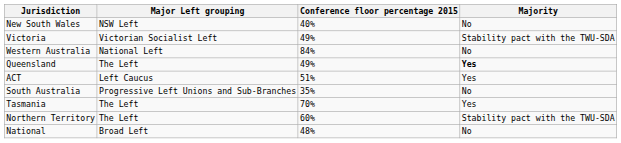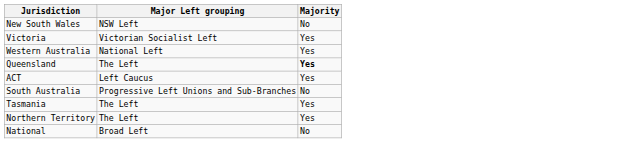- column: (379, 11)
(538, 38) Stability pact with the TWU-SDA -> (307, 38) Yes
(467, 51) No -> (307, 51) Yes
(538, 118) Stability pact with the TWU-SDA -> (307, 118) Yes
